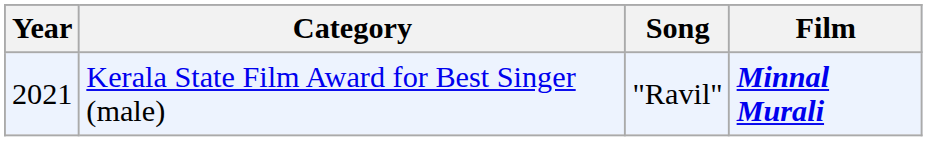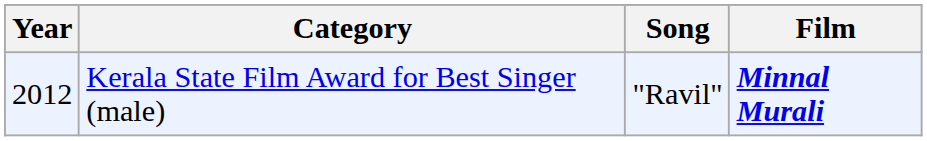(42, 93) 2021 -> (42, 93) 2012
